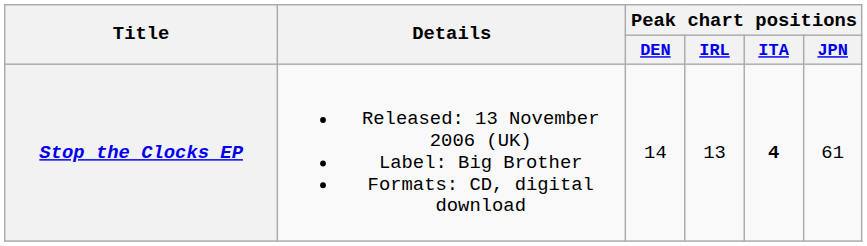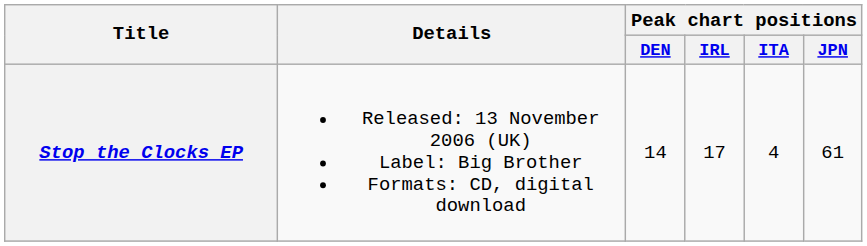(714, 153) 13 -> (714, 153) 17
(774, 153) bold -> (774, 153) normal
